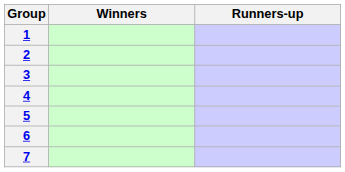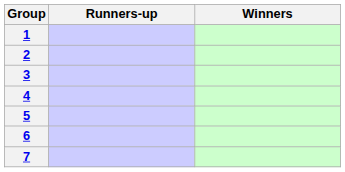columns swapped: (122, 14) <-> (268, 14)
